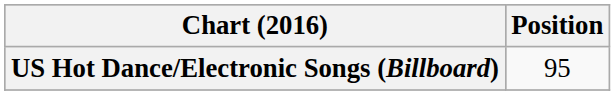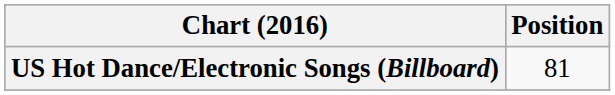(557, 68) 95 -> (557, 68) 81
